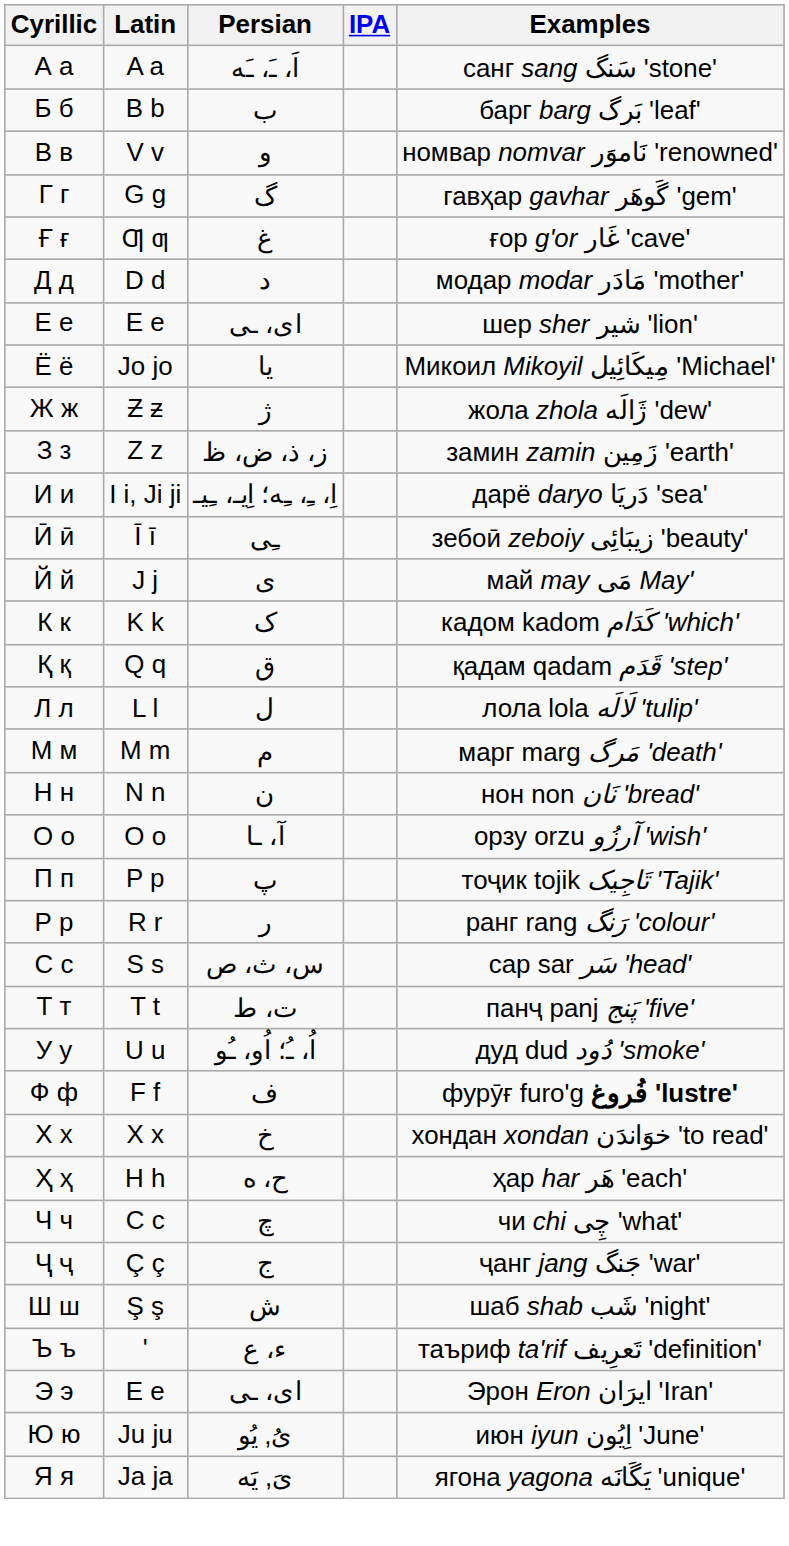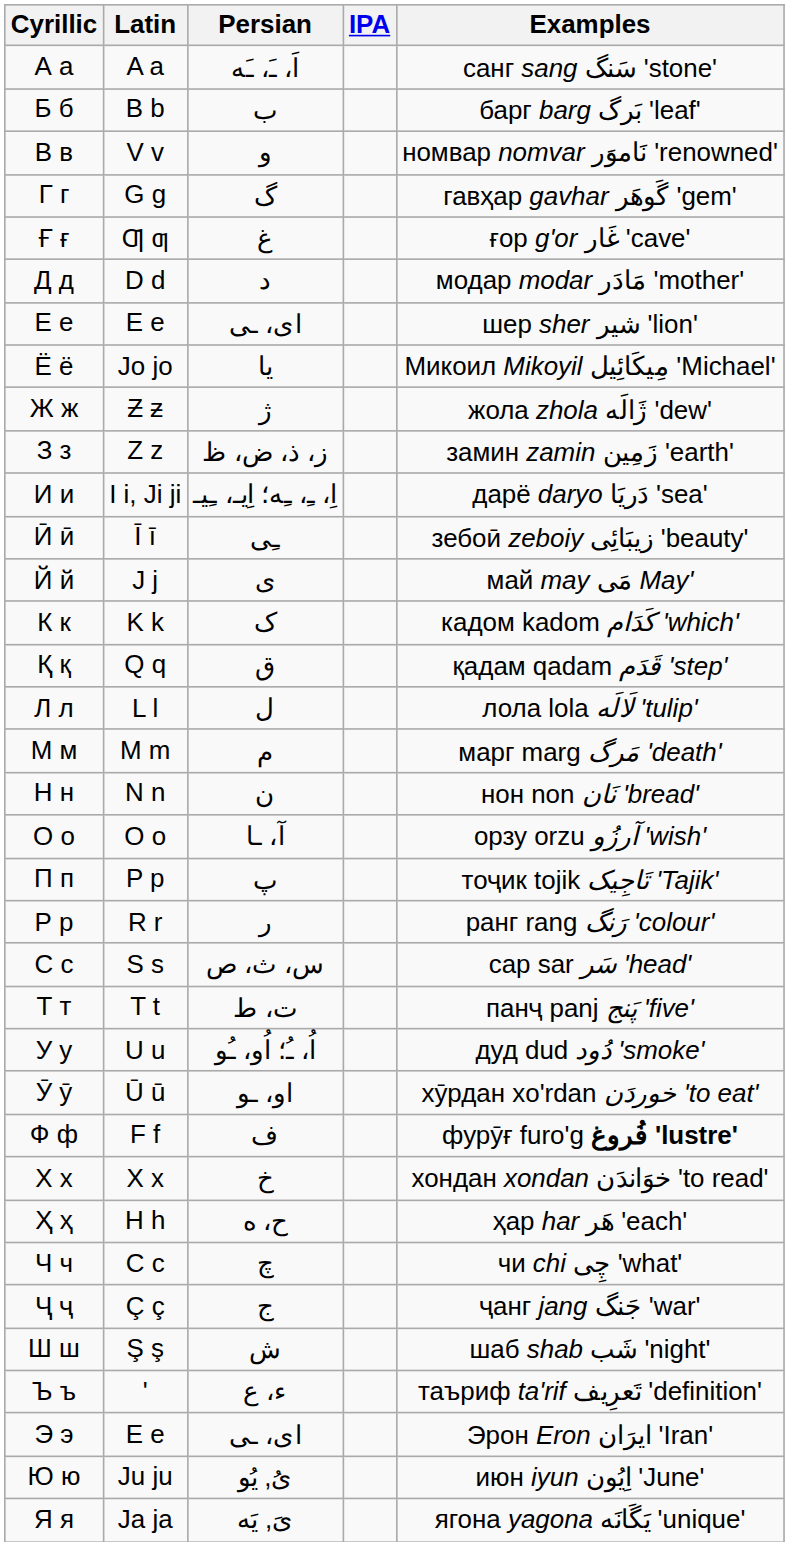+ row: (54, 1092)
